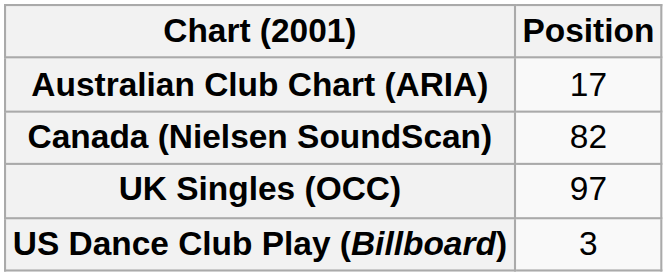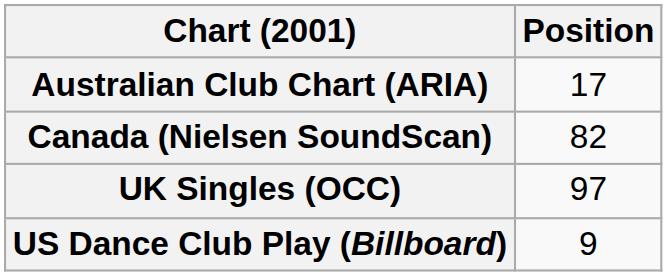(588, 243) 3 -> (588, 243) 9
